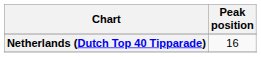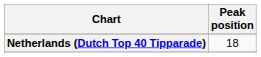(232, 43) 16 -> (232, 43) 18
